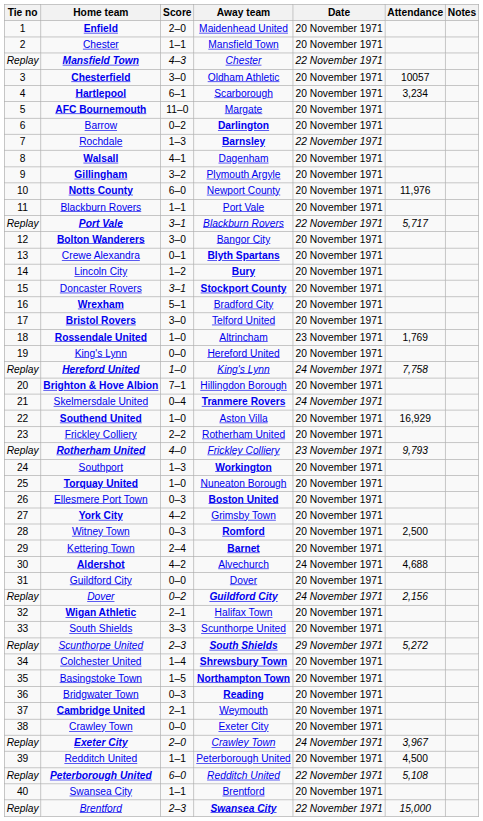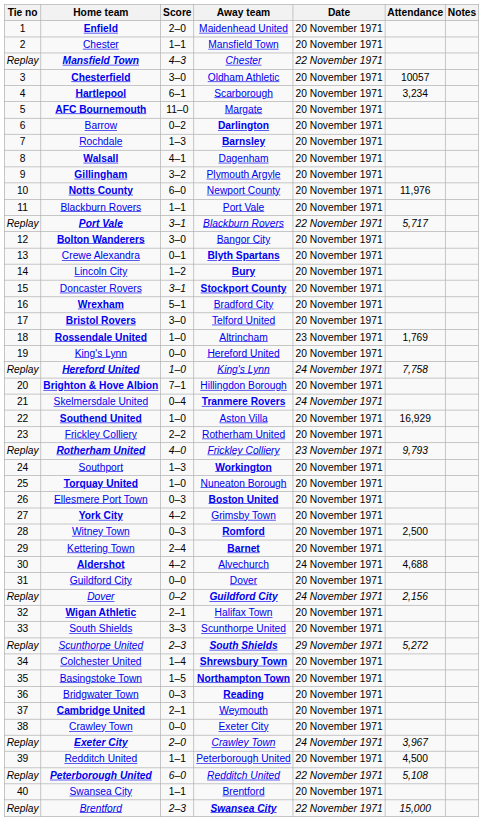(339, 142) 22 November 1971 -> (339, 142) 20 November 1971
